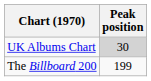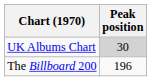(123, 66) 199 -> (123, 66) 196
